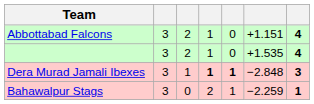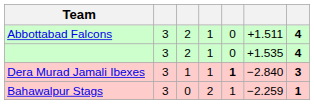(265, 35) +1.151 -> (265, 35) +1.511
(210, 72) bold -> (210, 72) normal
(265, 72) −2.848 -> (265, 72) −2.840
